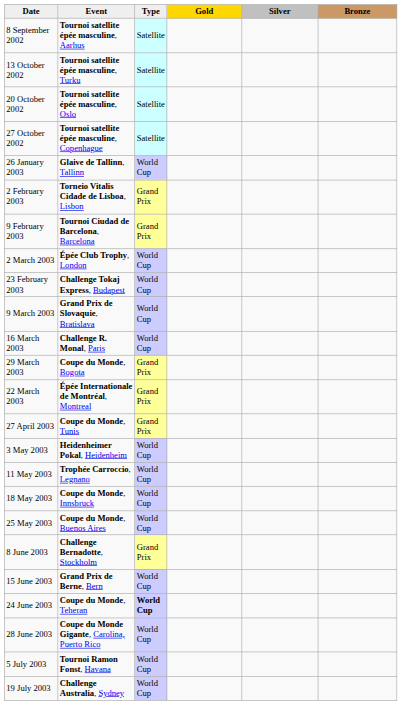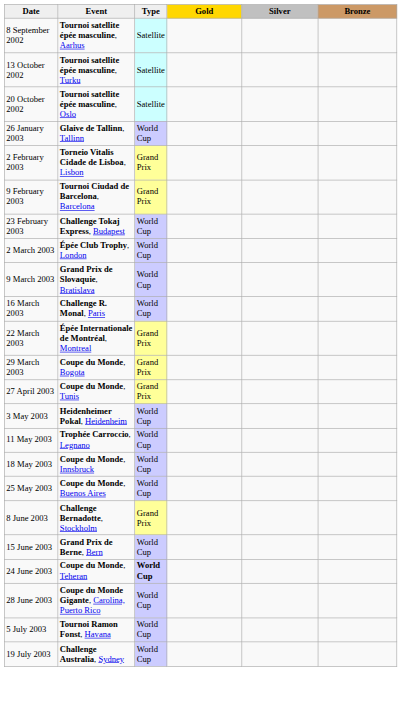- row: (25, 138)
rows swapped: (27, 284) <-> (30, 260)
rows swapped: (23, 396) <-> (23, 367)
